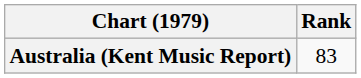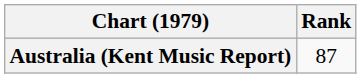(326, 55) 83 -> (326, 55) 87
